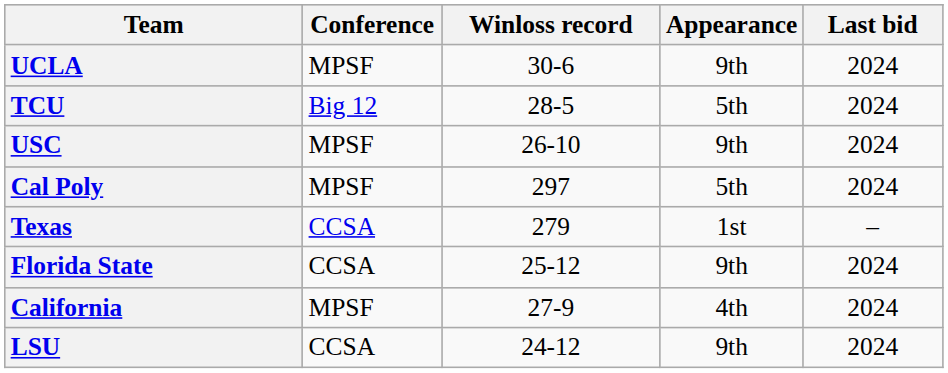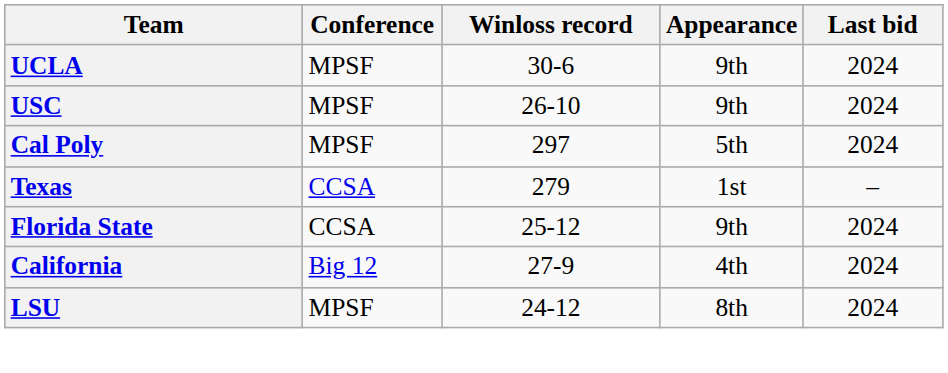- row: (38, 105)
(341, 307) MPSF -> (343, 266) Big 12
(342, 347) CCSA -> (341, 307) MPSF
(732, 347) 9th -> (732, 307) 8th
